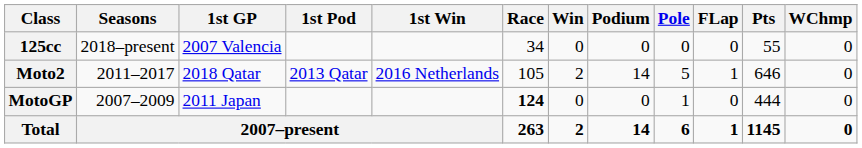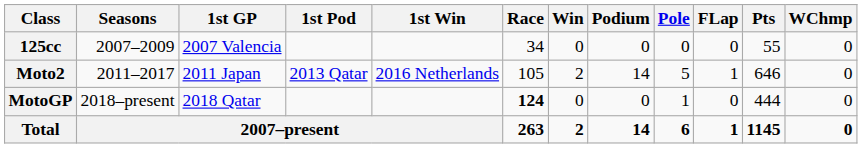(128, 45) 2018–present -> (135, 45) 2007–2009
(222, 73) 2018 Qatar -> (222, 73) 2011 Japan
(135, 101) 2007–2009 -> (128, 101) 2018–present
(222, 101) 2011 Japan -> (222, 101) 2018 Qatar
